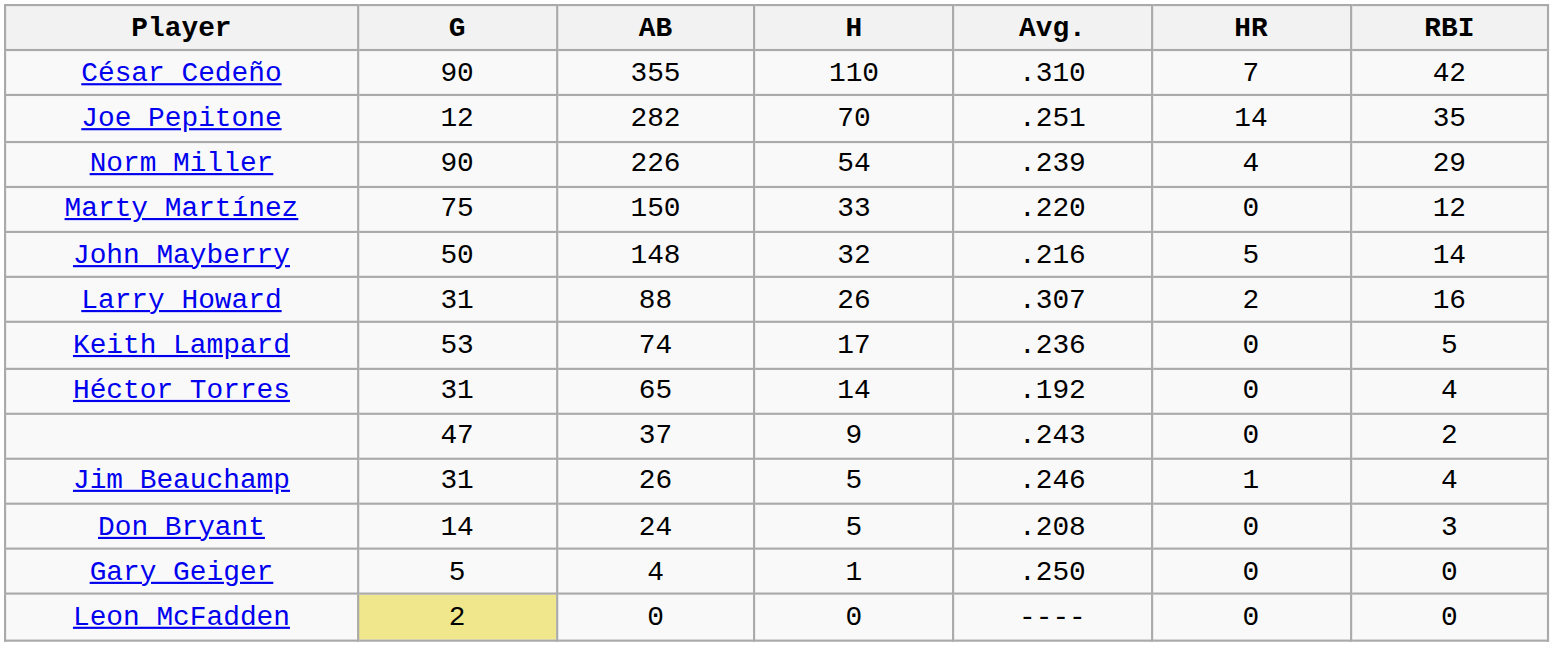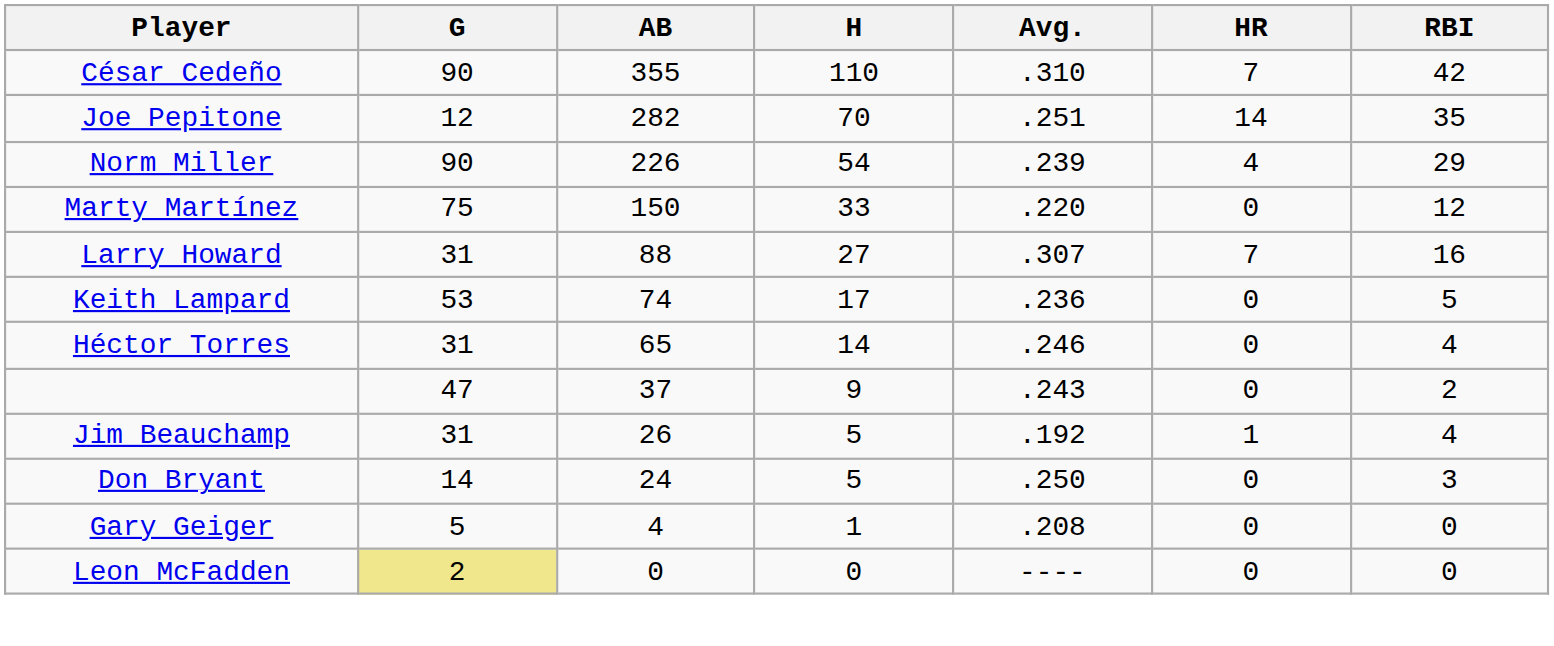- row: (181, 254)
(854, 300) 26 -> (854, 254) 27
(1251, 300) 2 -> (1251, 254) 7
(1052, 390) .192 -> (1052, 345) .246
(1052, 481) .246 -> (1052, 436) .192
(1052, 526) .208 -> (1052, 481) .250
(1052, 572) .250 -> (1052, 526) .208
